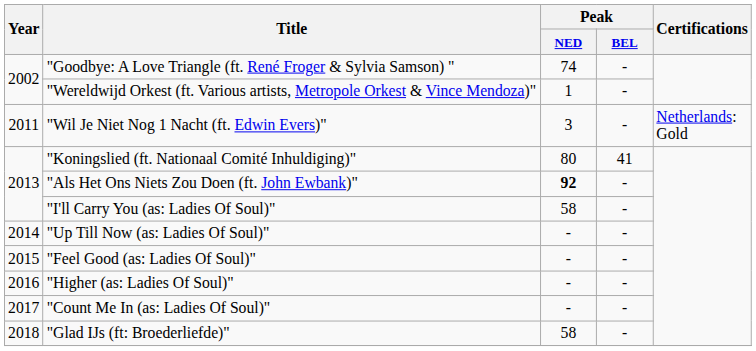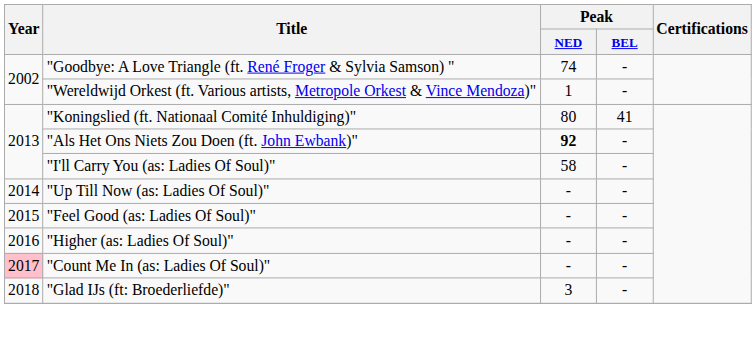- row: (187, 125)
(24, 308) no background -> (24, 265) pink background
(568, 332) 58 -> (568, 290) 3
